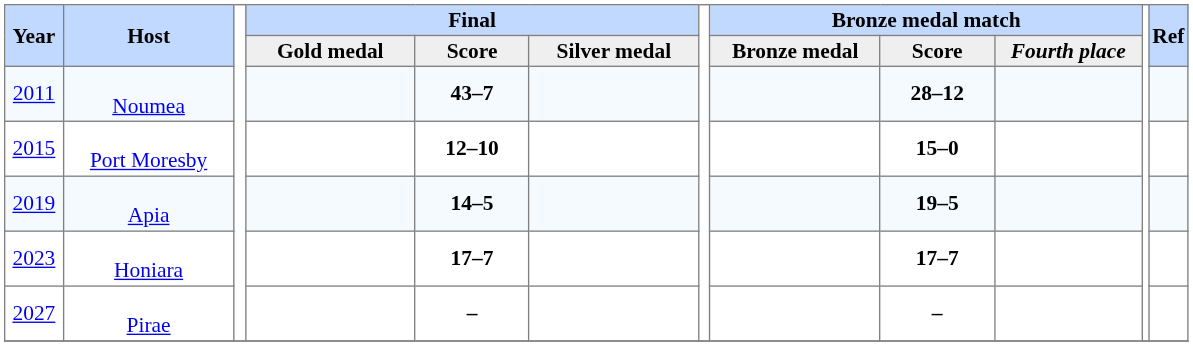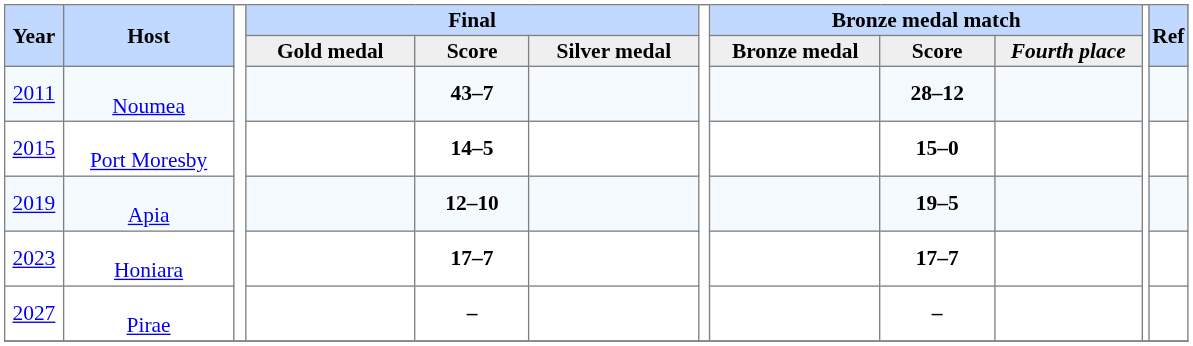(472, 148) 12–10 -> (472, 148) 14–5
(472, 203) 14–5 -> (472, 203) 12–10
